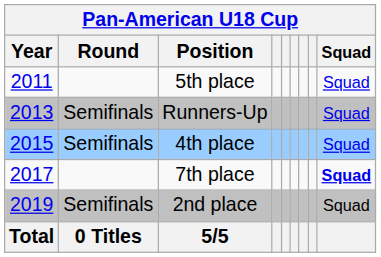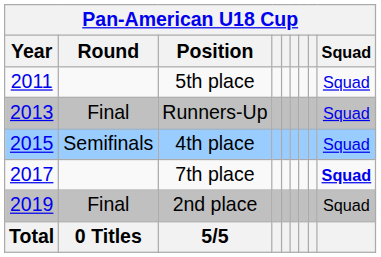(108, 112) Semifinals -> (108, 112) Final
(108, 205) Semifinals -> (108, 205) Final
